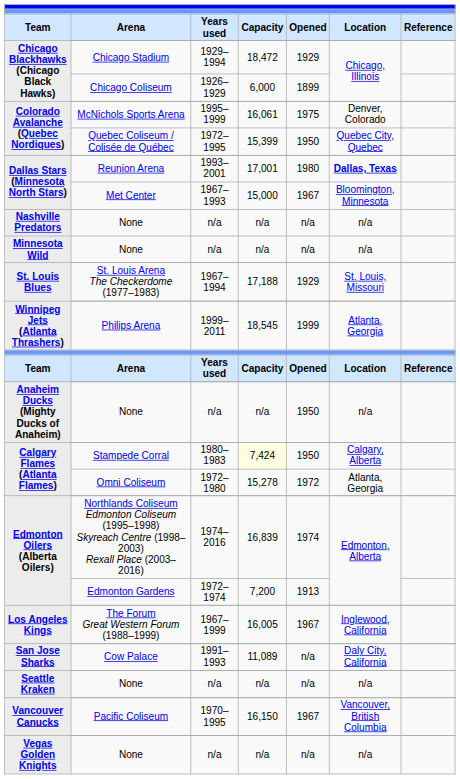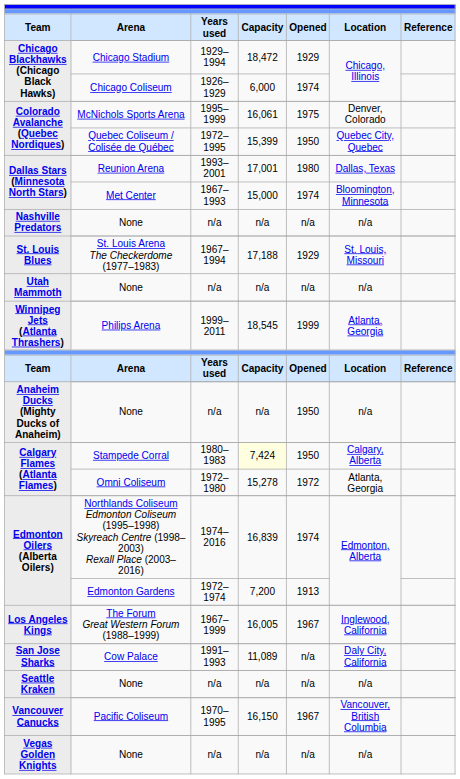(308, 87) 1899 -> (308, 87) 1974
(365, 168) bold -> (365, 168) normal
(308, 195) 1967 -> (308, 195) 1974
- row: (38, 249)
+ row: (38, 287)
